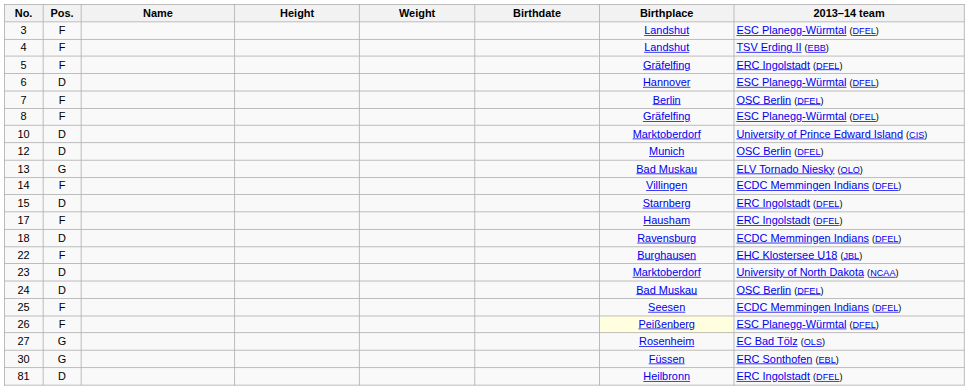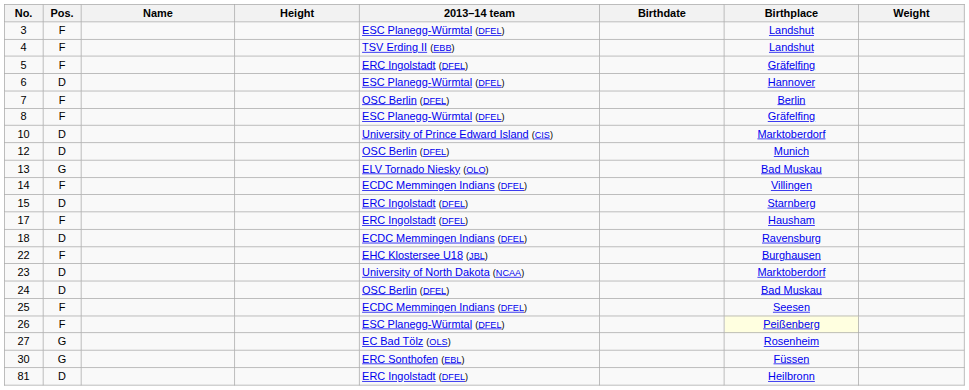columns swapped: (417, 13) <-> (849, 13)
